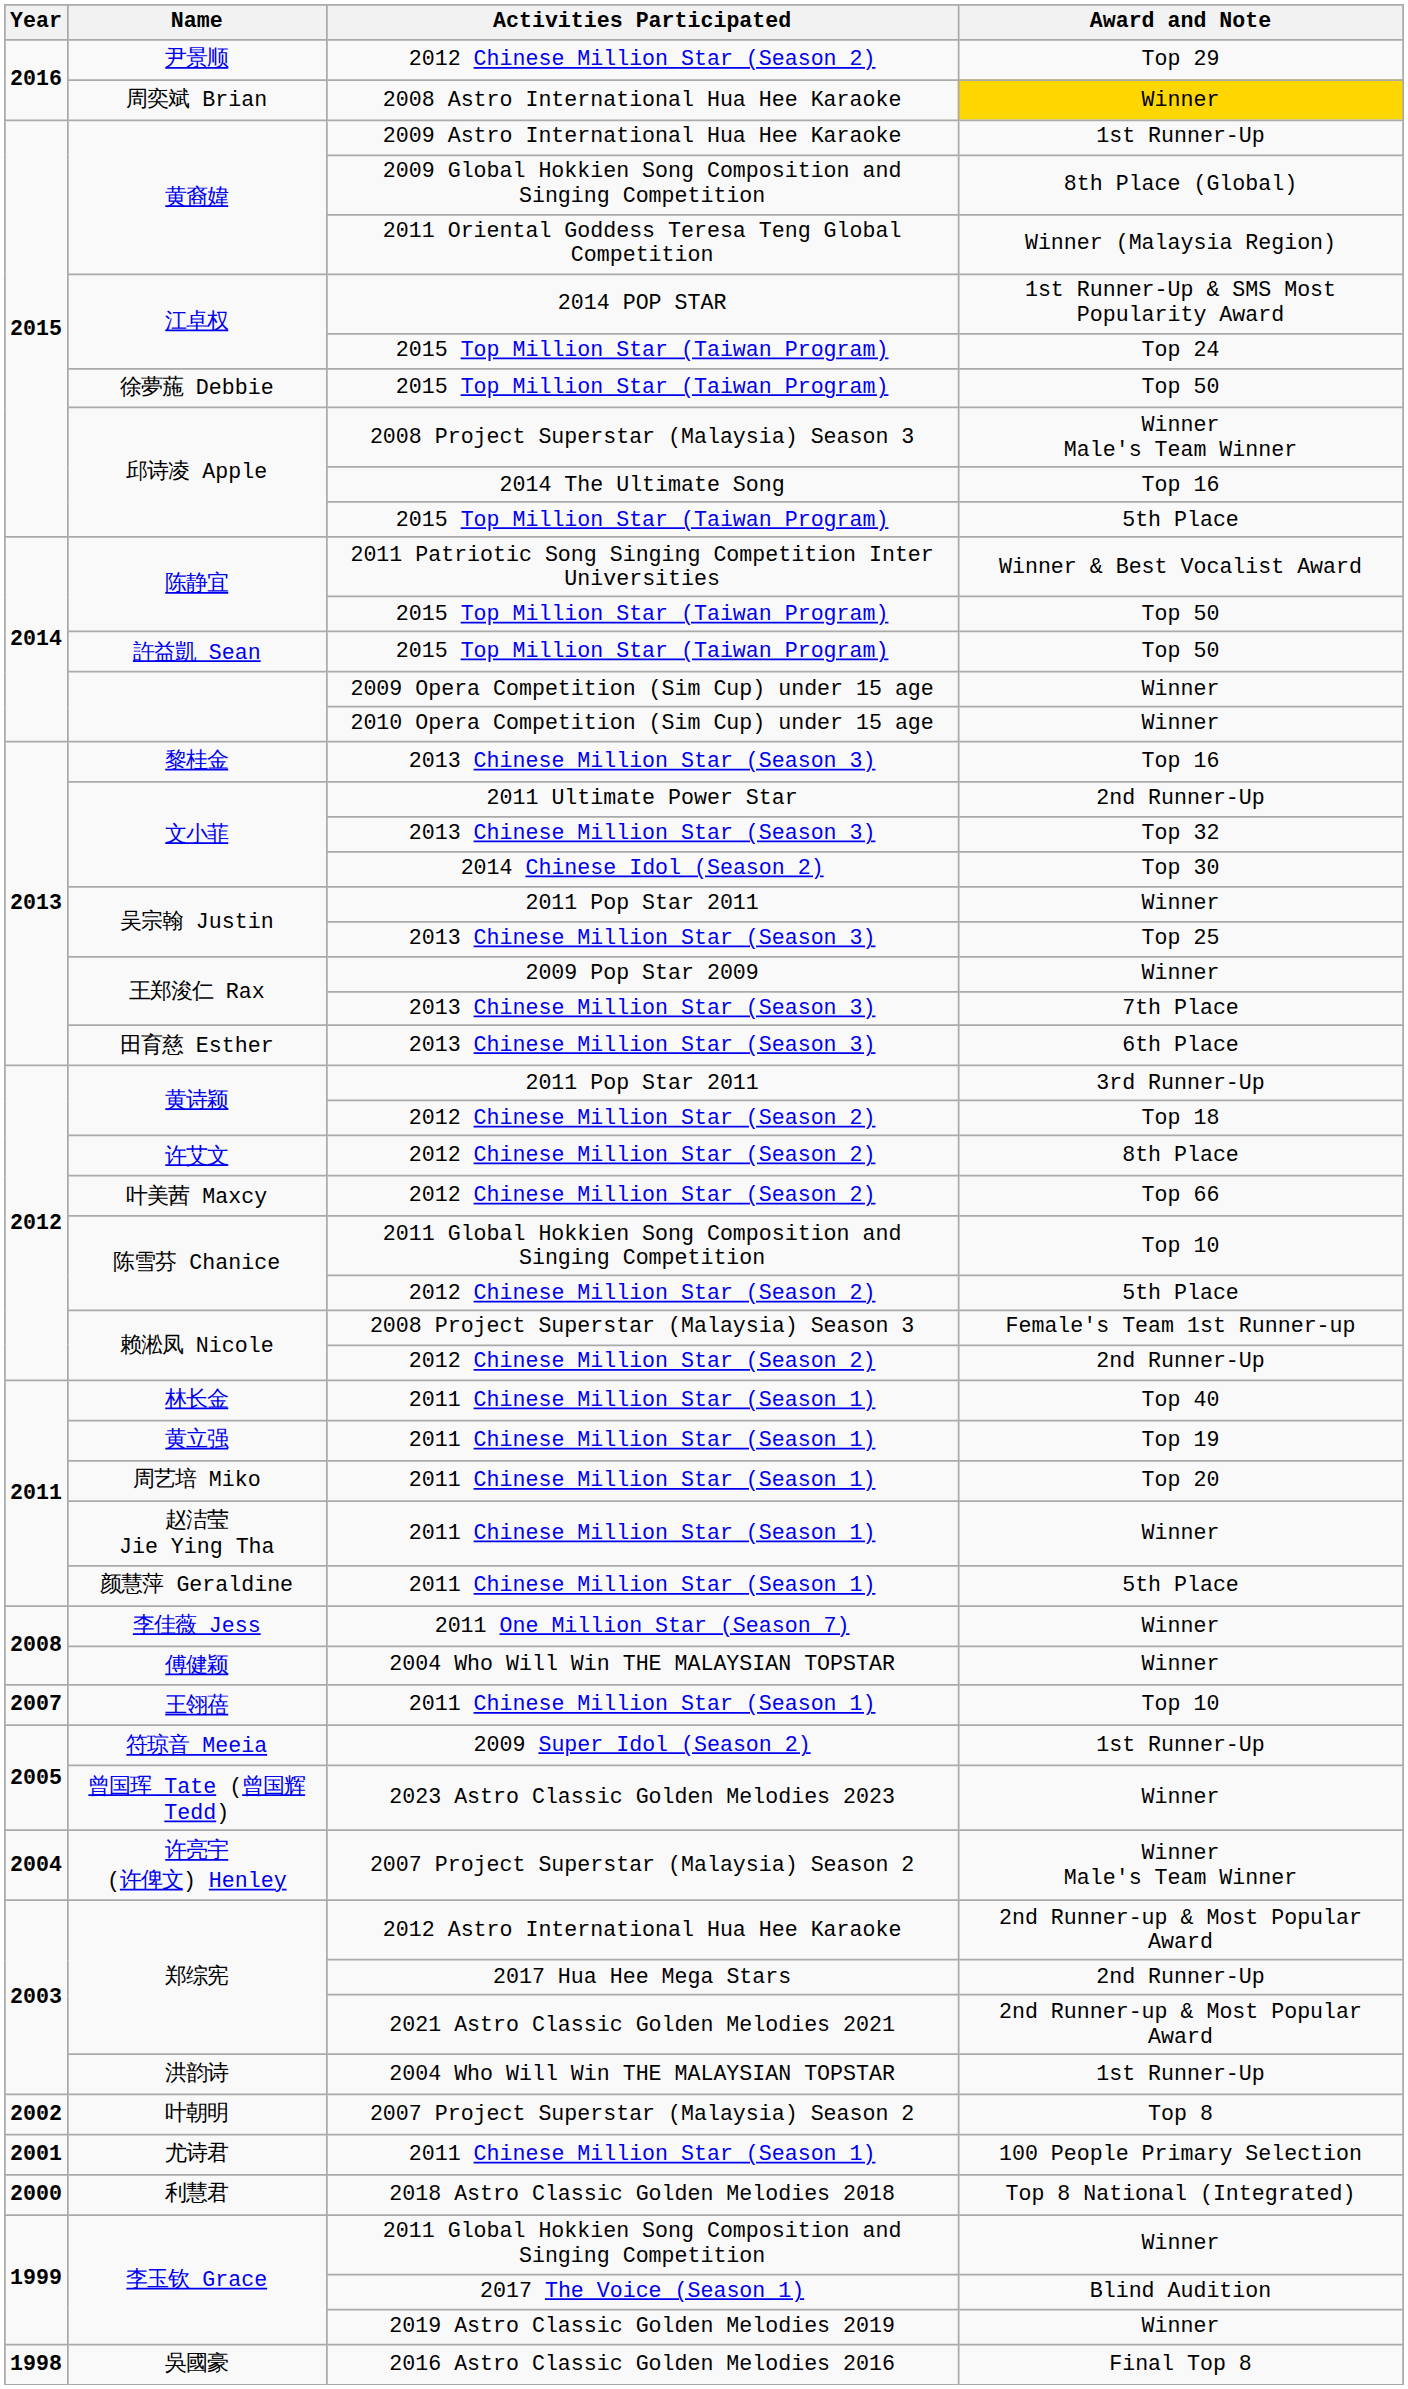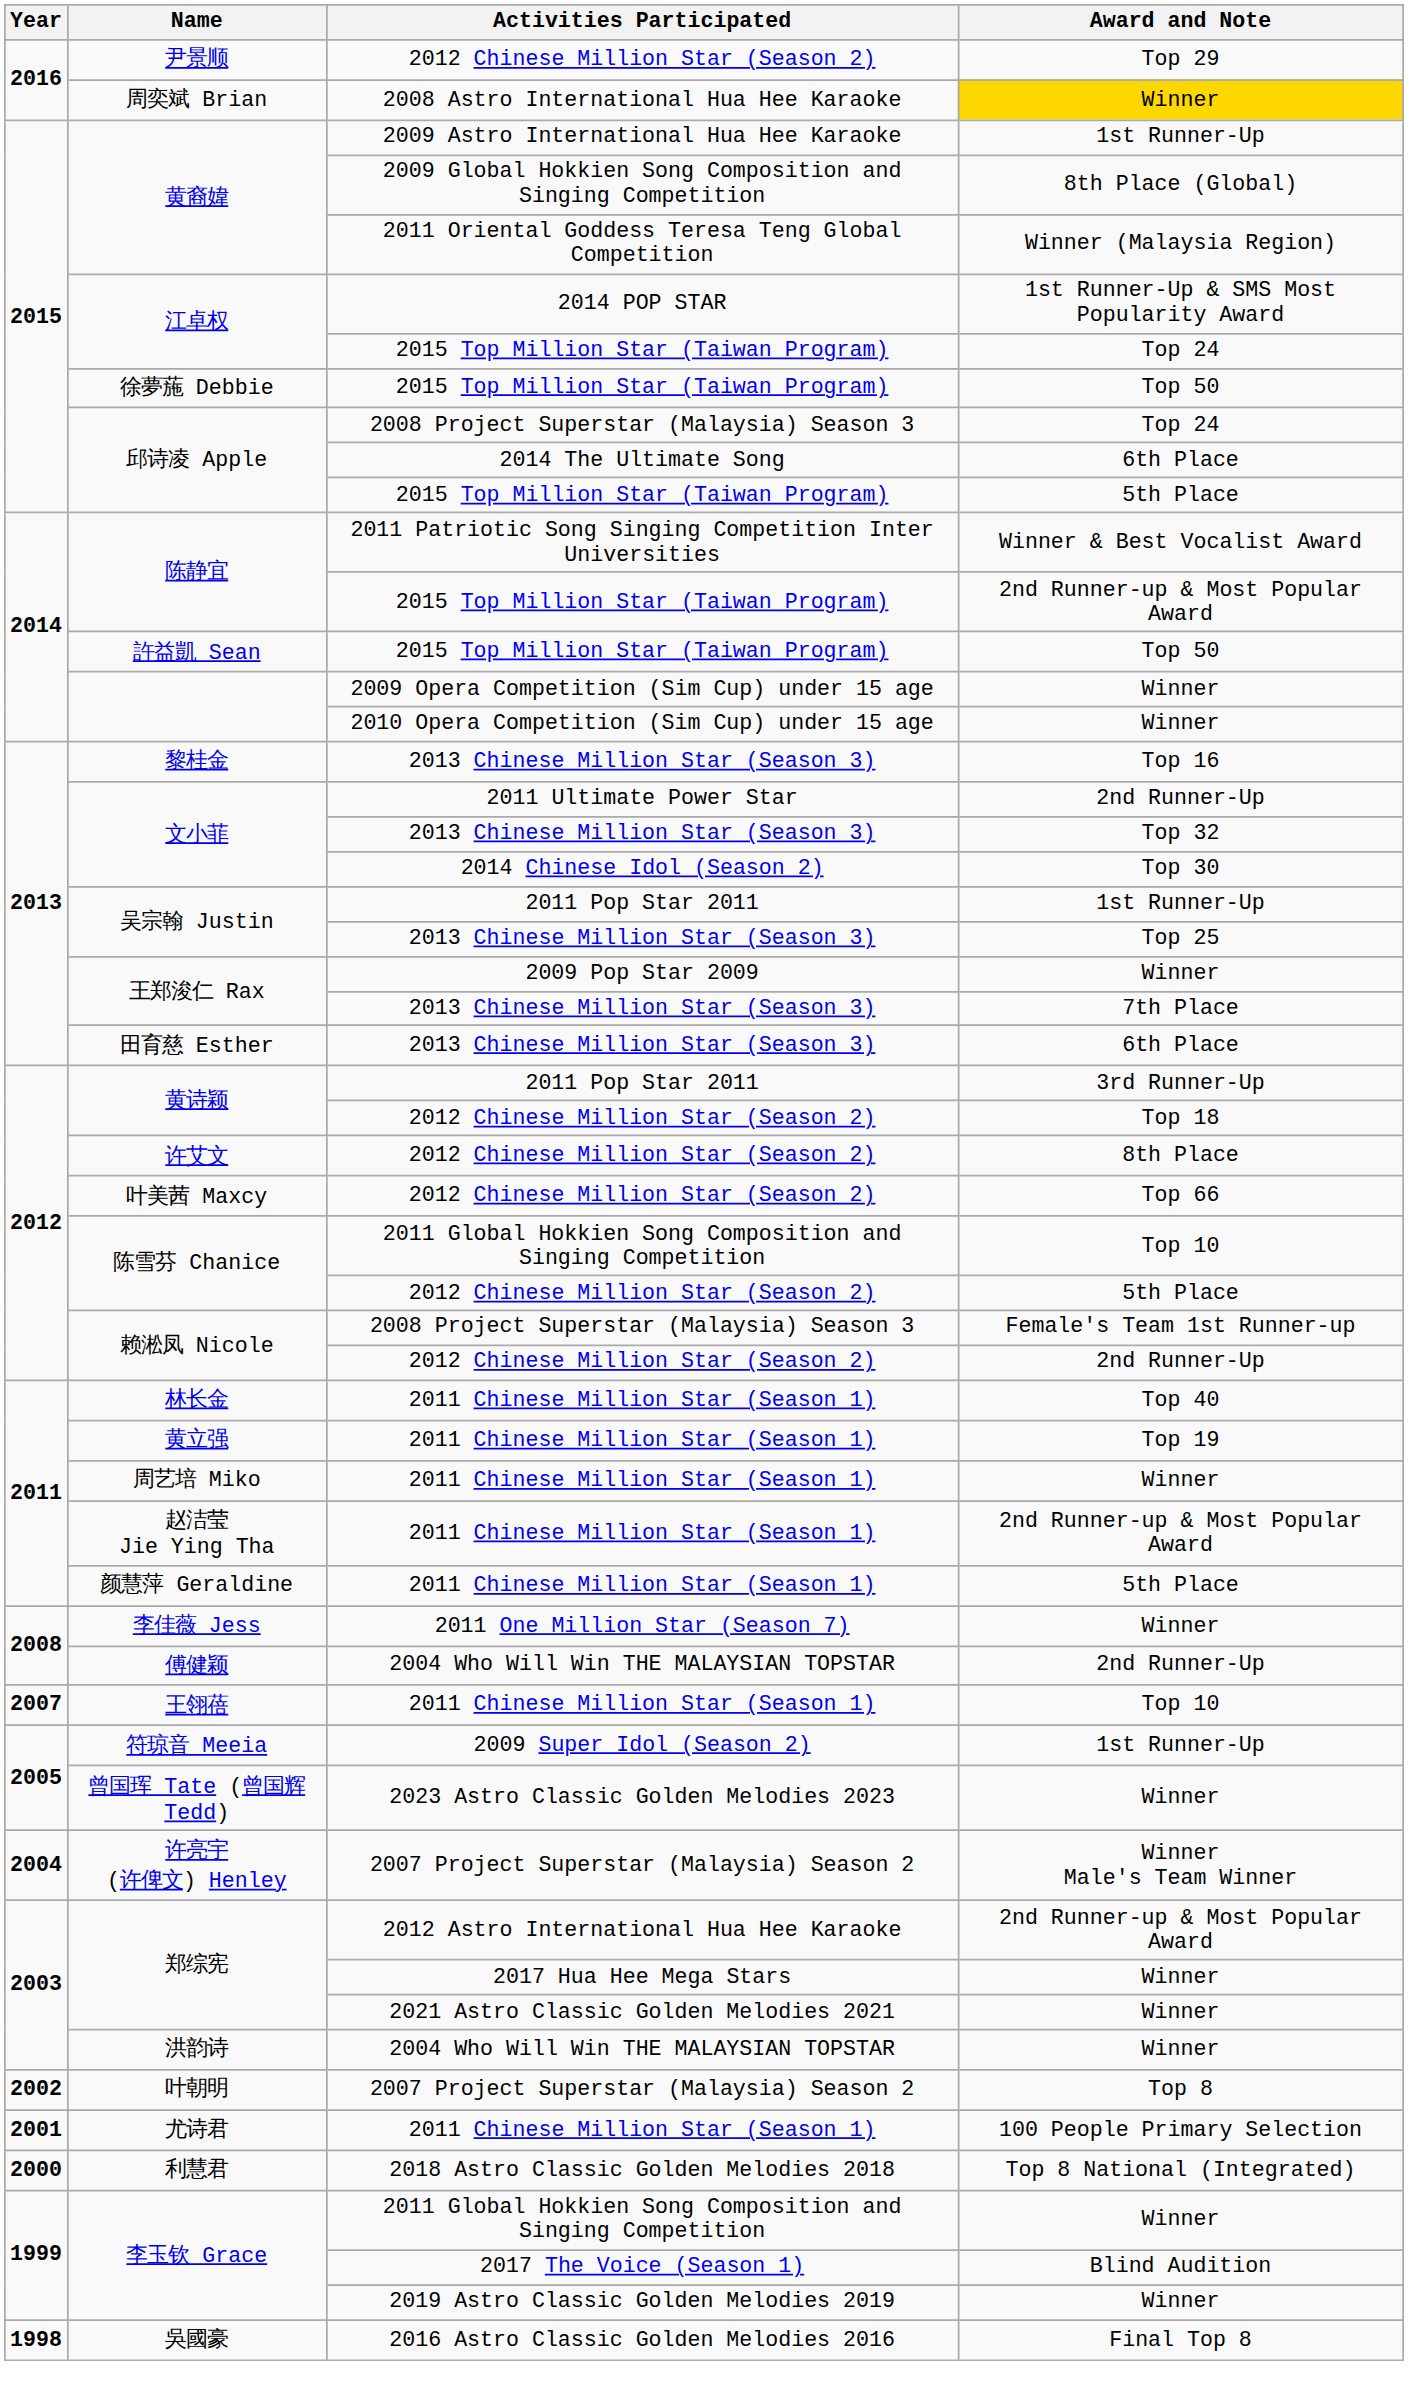(1180, 438) Winner Male's Team Winner -> (1181, 426) Top 24
(1181, 485) Top 16 -> (1181, 461) 6th Place
(1181, 614) Top 50 -> (1181, 602) 2nd Runner-up & Most Popular Award
(1181, 904) Winner -> (1180, 904) 1st Runner-Up
(1181, 1481) Top 20 -> (1181, 1481) Winner
(1181, 1533) Winner -> (1181, 1533) 2nd Runner-up & Most Popular Award
(1181, 1666) Winner -> (1180, 1666) 2nd Runner-Up
(1180, 1978) 2nd Runner-Up -> (1181, 1978) Winner
(1181, 2025) 2nd Runner-up & Most Popular Award -> (1181, 2013) Winner
(1180, 2075) 1st Runner-Up -> (1181, 2050) Winner
